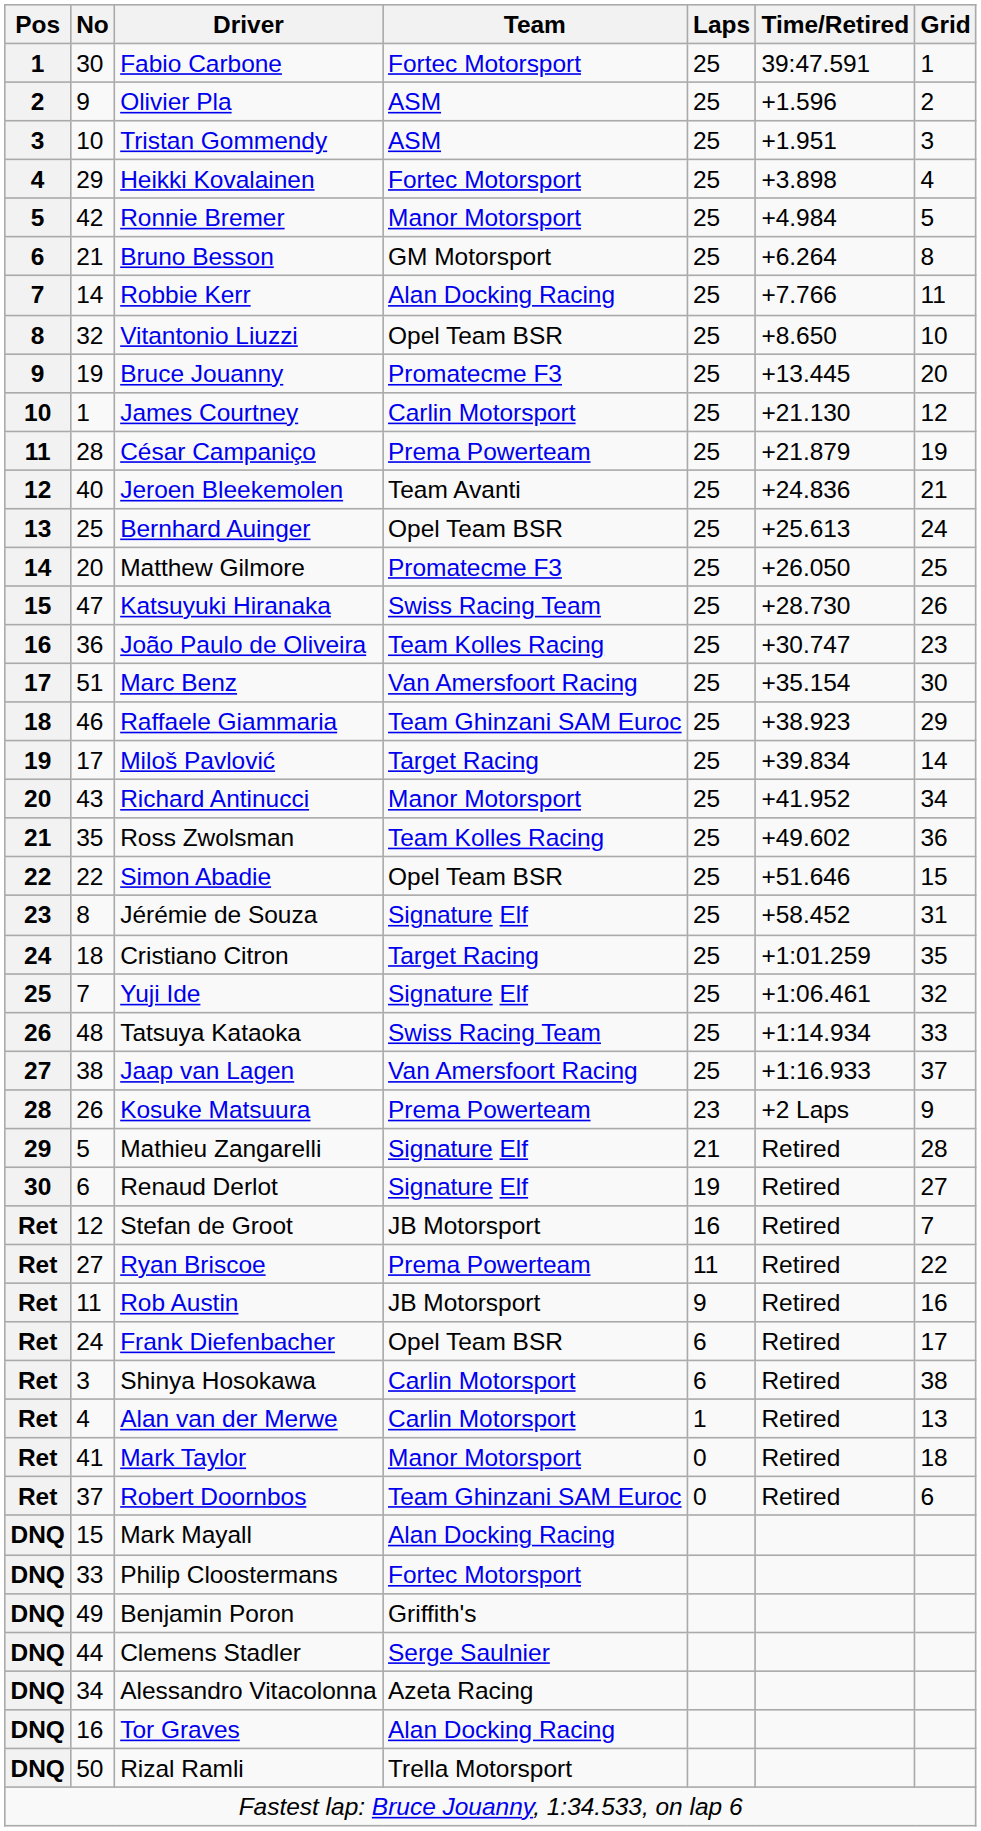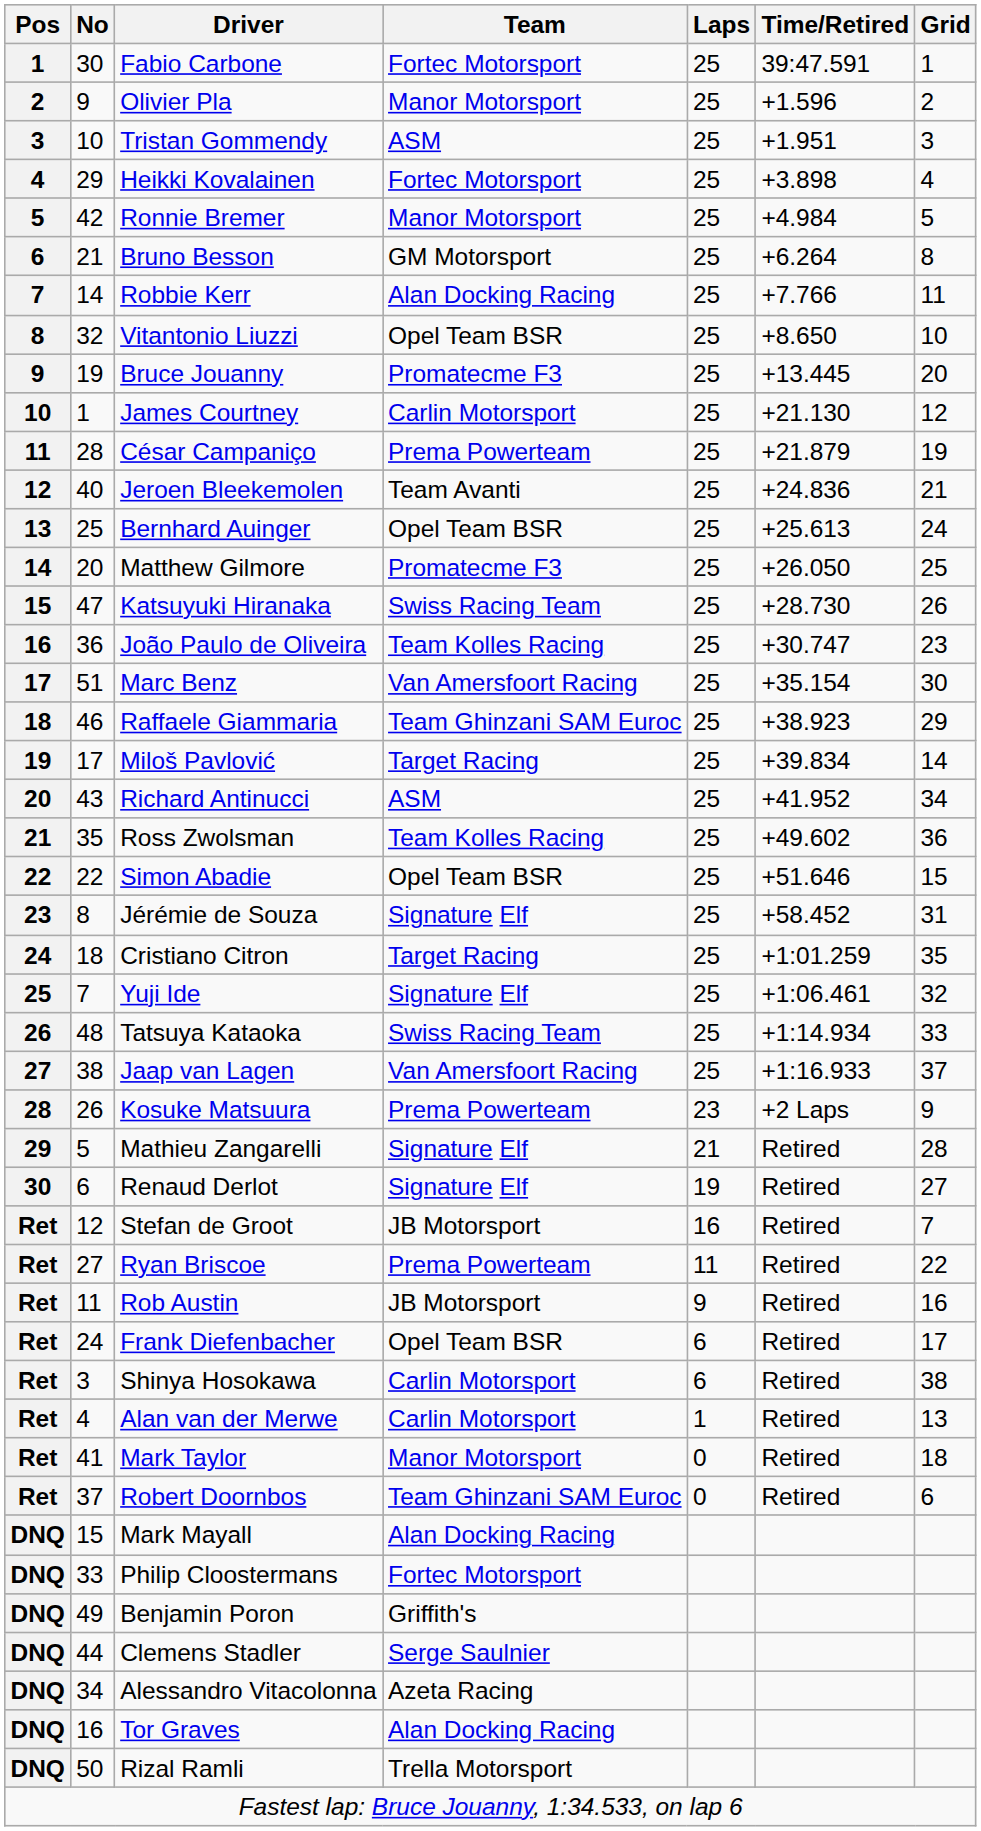(415, 102) ASM -> (485, 102) Manor Motorsport
(485, 799) Manor Motorsport -> (415, 799) ASM
